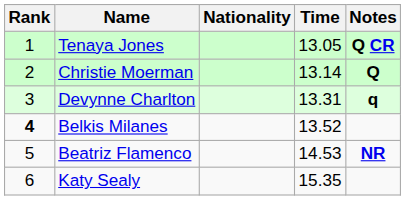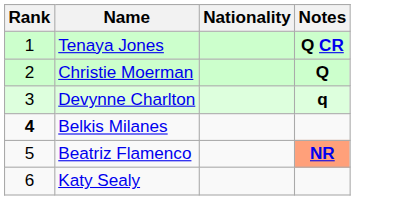- column: (320, 18)
(373, 153) no background -> (322, 153) lightsalmon background
